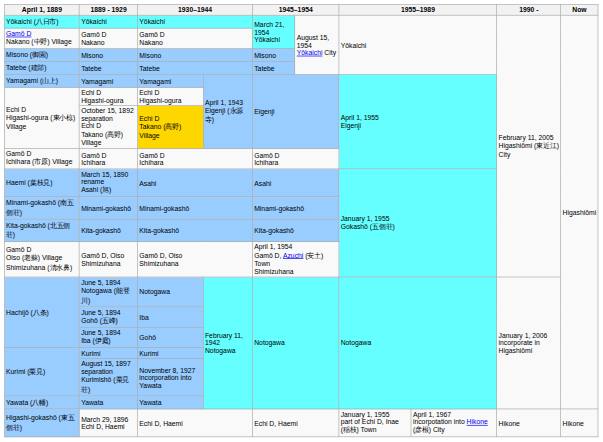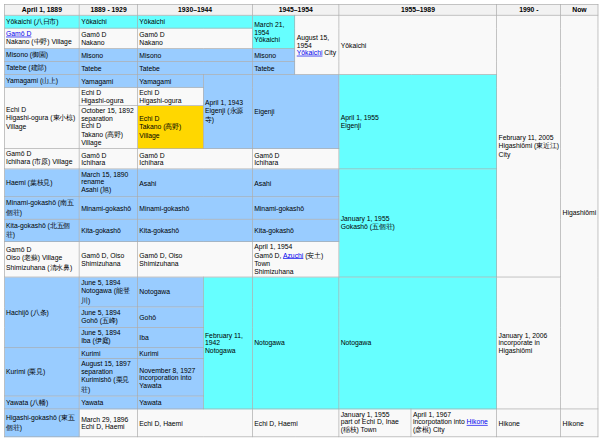(144, 317) Iba -> (148, 317) Gohō
(148, 338) Gohō -> (144, 338) Iba
